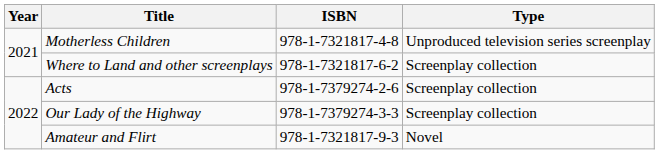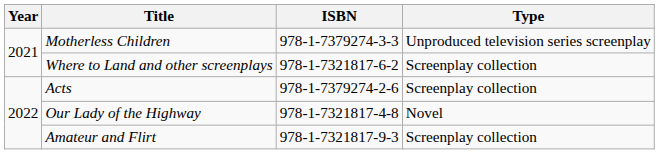(339, 40) 978-1-7321817-4-8 -> (339, 40) 978-1-7379274-3-3
(339, 112) 978-1-7379274-3-3 -> (339, 112) 978-1-7321817-4-8
(471, 112) Screenplay collection -> (424, 112) Novel
(424, 137) Novel -> (471, 137) Screenplay collection
